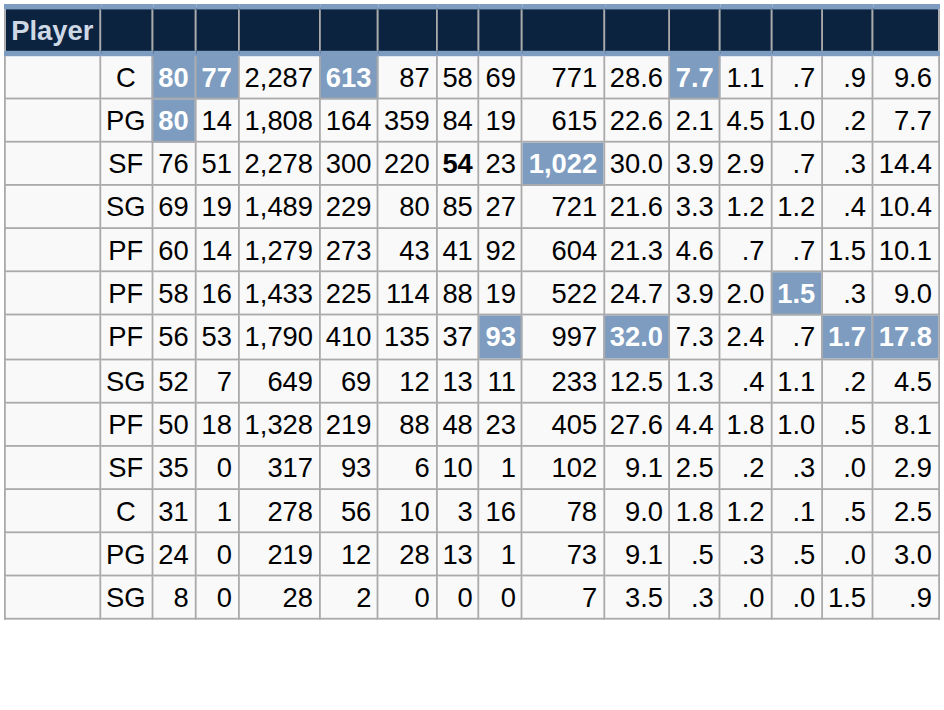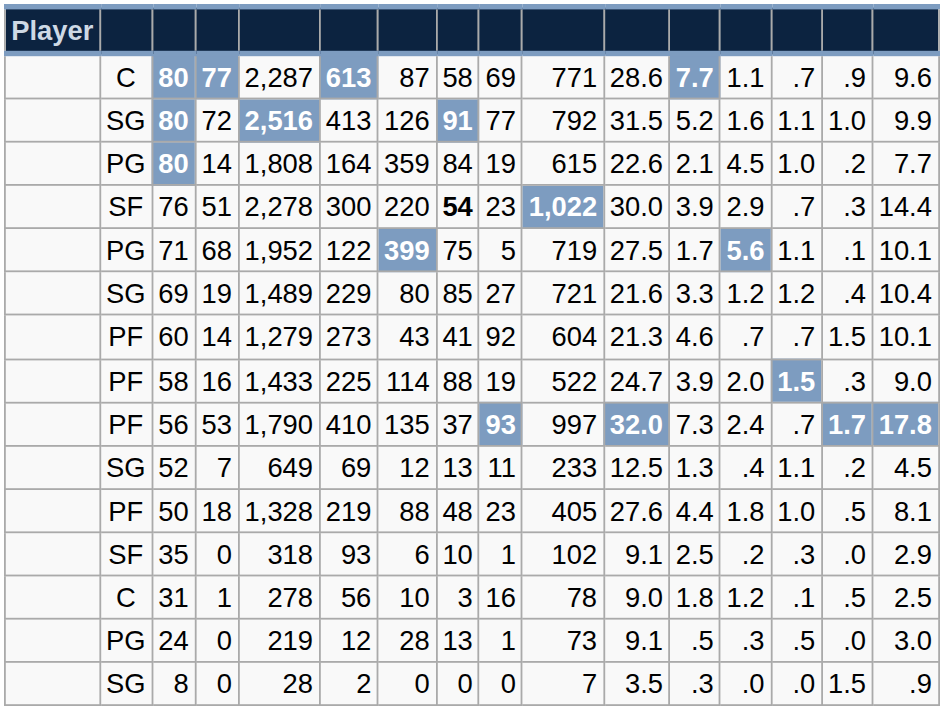+ row: (174, 121)
+ row: (174, 251)
(290, 467) 317 -> (290, 554) 318
